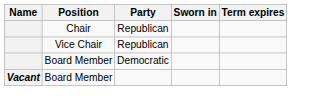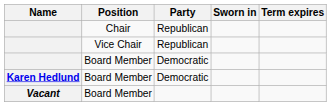+ row: (43, 77)
